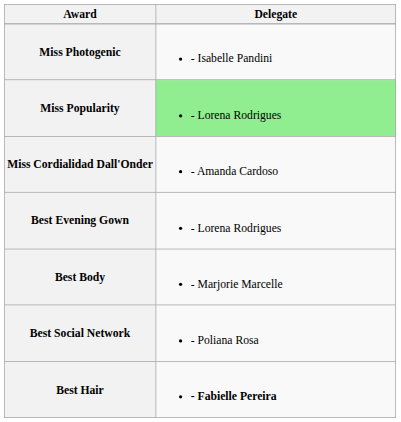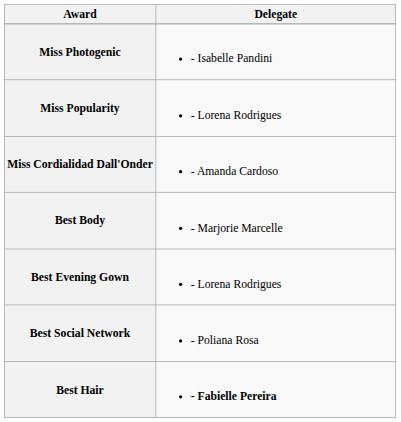(276, 115) lightgreen background -> (276, 115) no background
rows swapped: (80, 277) <-> (80, 221)
